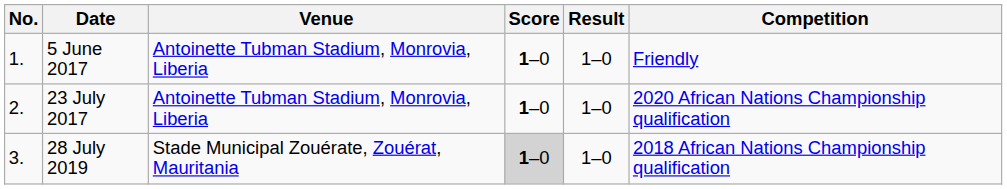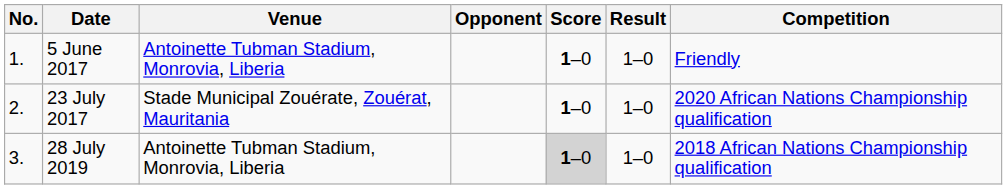+ column: (498, 19)
(312, 108) Antoinette Tubman Stadium, Monrovia, Liberia -> (287, 108) Stade Municipal Zouérate, Zouérat, Mauritania
(297, 158) Stade Municipal Zouérate, Zouérat, Mauritania -> (259, 158) Antoinette Tubman Stadium, Monrovia, Liberia
